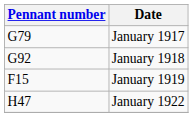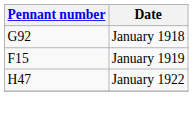- row: (148, 36)
